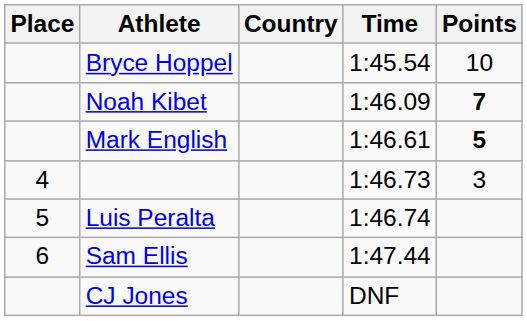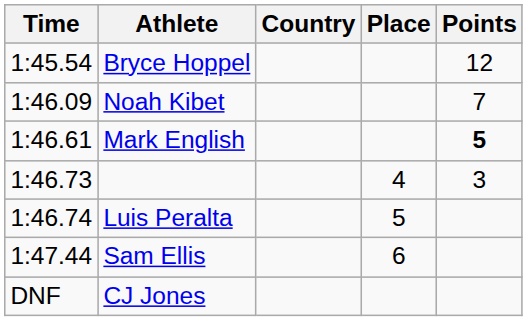columns swapped: (42, 23) <-> (390, 23)
(479, 62) 10 -> (479, 62) 12
(479, 101) bold -> (479, 101) normal
